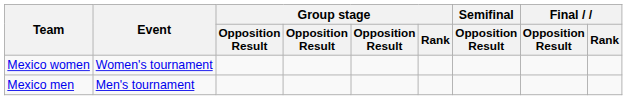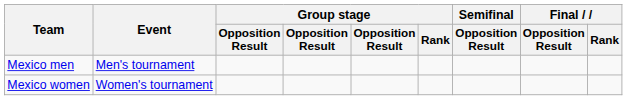rows swapped: (41, 85) <-> (49, 66)
